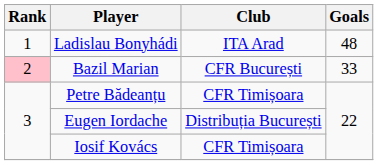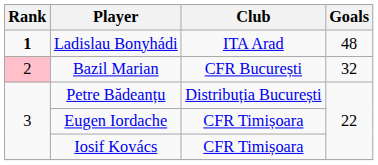(27, 43) normal -> (27, 43) bold
(349, 69) 33 -> (349, 69) 32
(253, 95) CFR Timișoara -> (253, 95) Distribuția București
(253, 120) Distribuția București -> (253, 120) CFR Timișoara
